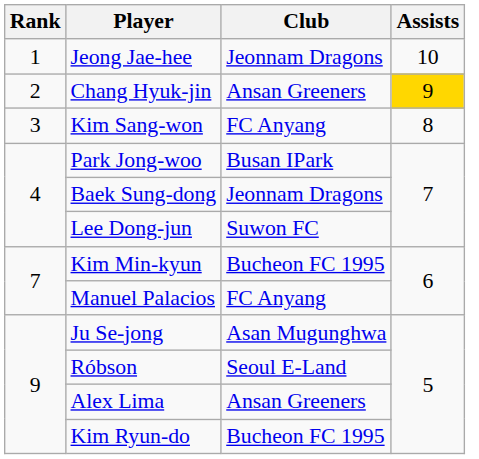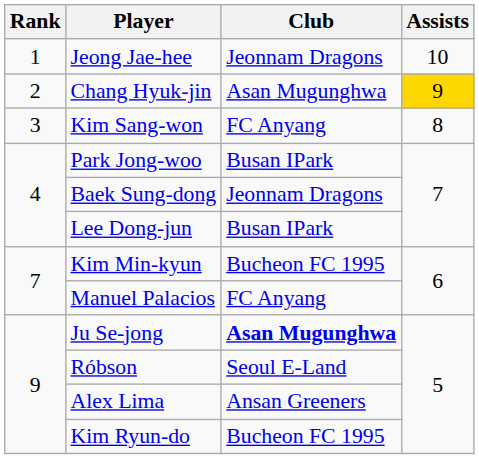(296, 90) Ansan Greeners -> (306, 90) Asan Mugunghwa
(272, 228) Suwon FC -> (280, 228) Busan IPark
(306, 332) normal -> (311, 332) bold
